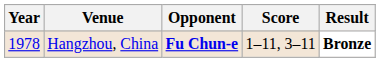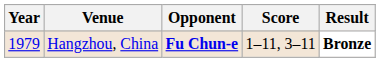(24, 44) 1978 -> (24, 44) 1979
